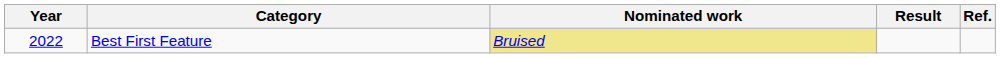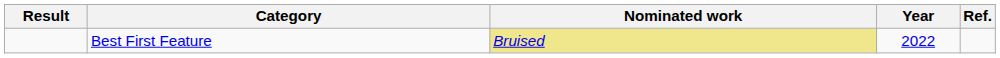columns swapped: (46, 16) <-> (918, 16)
